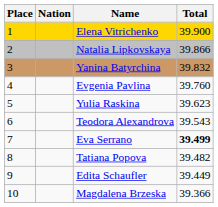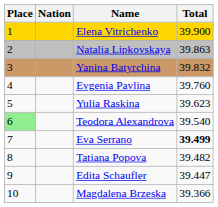(195, 49) 39.866 -> (195, 49) 39.863
(10, 121) no background -> (10, 121) lightgreen background
(195, 121) 39.543 -> (195, 121) 39.540
(195, 175) 39.449 -> (195, 175) 39.447
